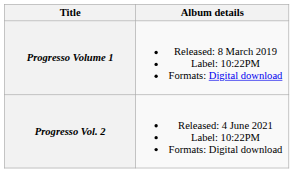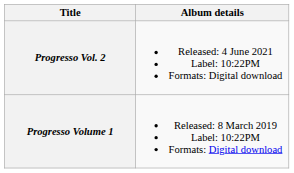rows swapped: (70, 58) <-> (70, 131)
